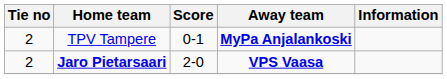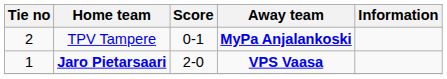(29, 62) 2 -> (29, 62) 1
